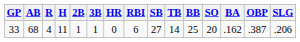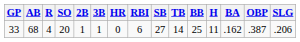columns swapped: (63, 12) <-> (212, 12)
